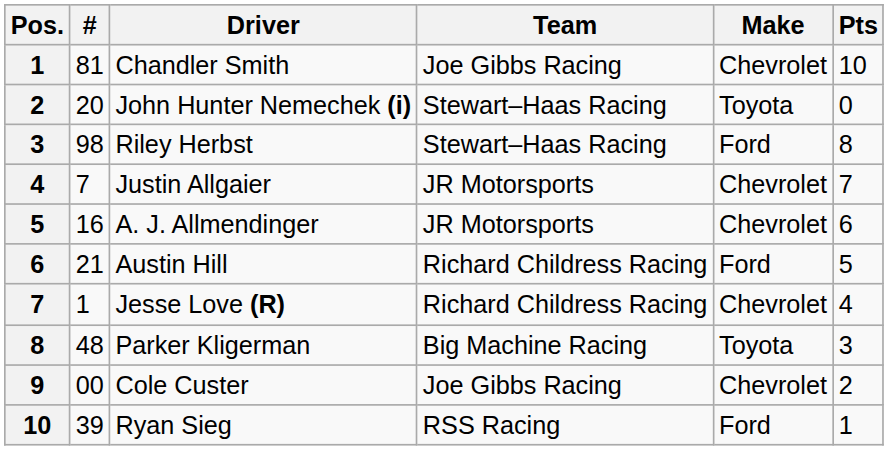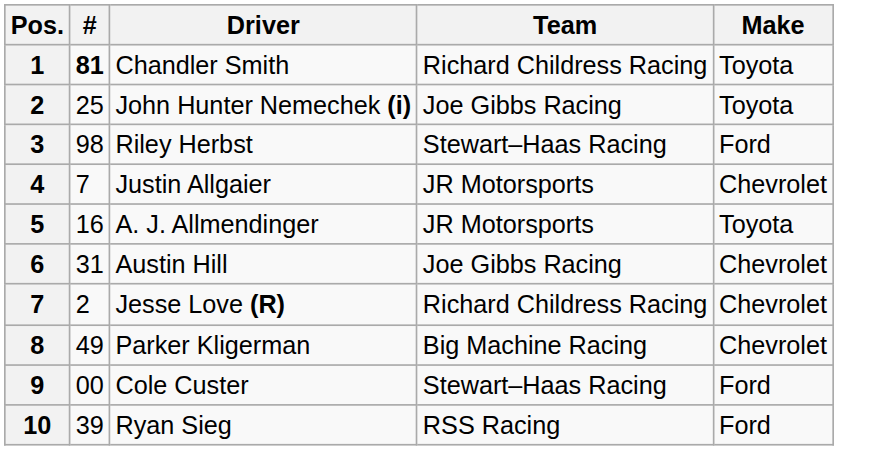- column: (858, 25)
(90, 65) normal -> (90, 65) bold
(522, 65) Joe Gibbs Racing -> (565, 65) Richard Childress Racing
(773, 65) Chevrolet -> (756, 65) Toyota
(90, 105) 20 -> (90, 105) 25
(545, 105) Stewart–Haas Racing -> (522, 105) Joe Gibbs Racing
(773, 225) Chevrolet -> (756, 225) Toyota
(90, 265) 21 -> (90, 265) 31
(565, 265) Richard Childress Racing -> (522, 265) Joe Gibbs Racing
(745, 265) Ford -> (773, 265) Chevrolet
(83, 305) 1 -> (83, 305) 2
(90, 345) 48 -> (90, 345) 49
(756, 345) Toyota -> (773, 345) Chevrolet
(522, 384) Joe Gibbs Racing -> (545, 384) Stewart–Haas Racing
(773, 384) Chevrolet -> (745, 384) Ford
